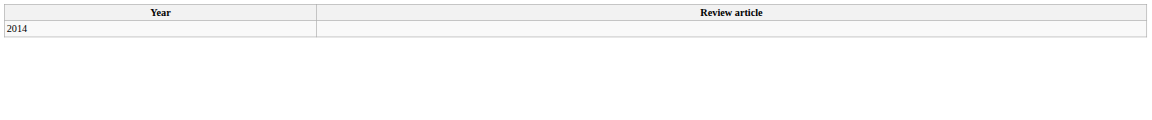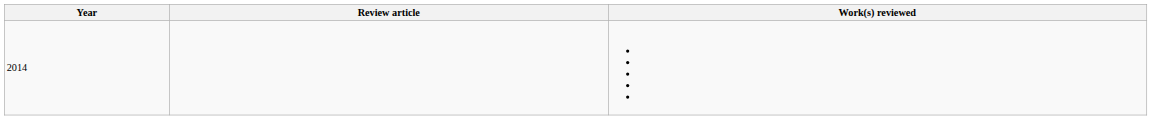+ column: (877, 12)
